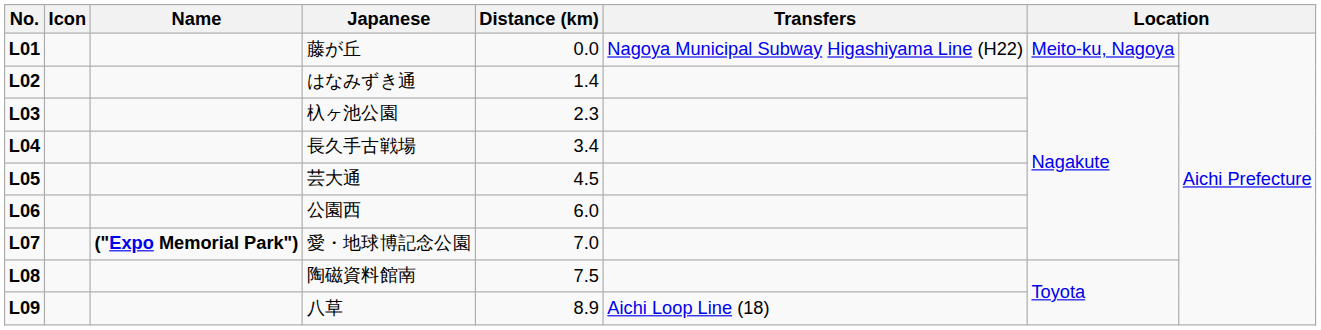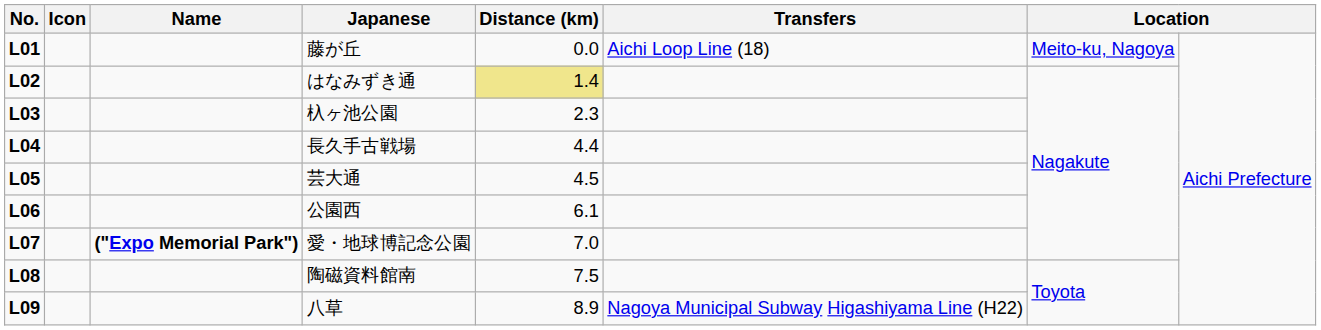(815, 49) Nagoya Municipal Subway Higashiyama Line (H22) -> (688, 49) Aichi Loop Line (18)
(586, 81) no background -> (586, 81) khaki background
(586, 146) 3.4 -> (586, 146) 4.4
(586, 211) 6.0 -> (586, 211) 6.1
(688, 308) Aichi Loop Line (18) -> (815, 308) Nagoya Municipal Subway Higashiyama Line (H22)
